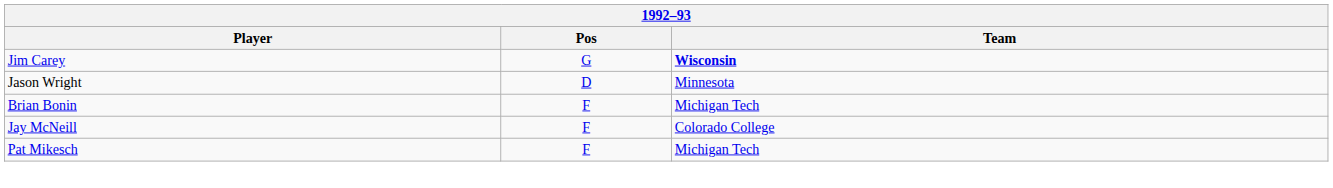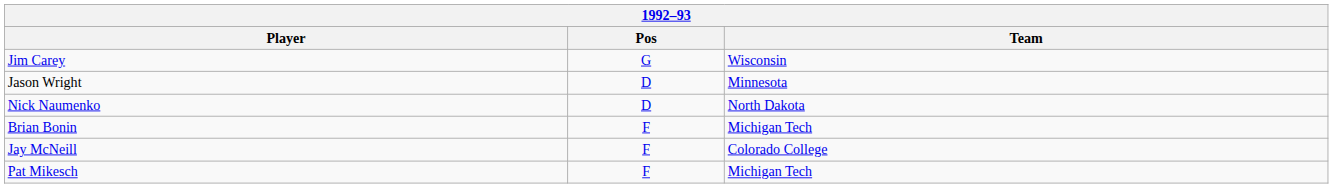(706, 60) bold -> (757, 60) normal
+ row: (54, 104)
